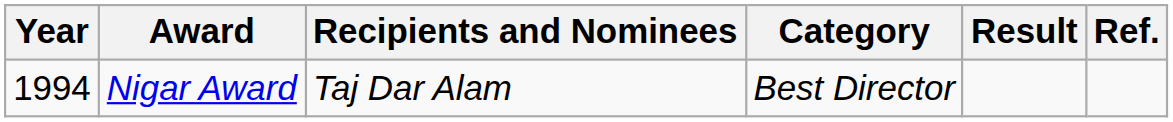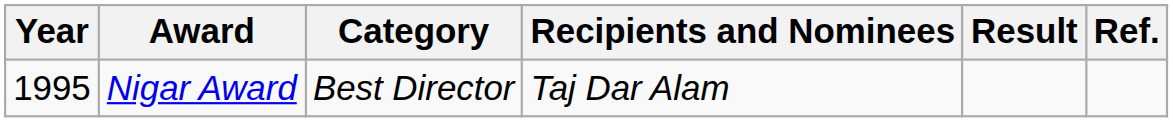columns swapped: (854, 32) <-> (525, 32)
(52, 87) 1994 -> (52, 87) 1995
